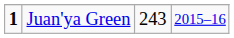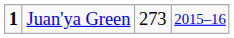(153, 19) 243 -> (153, 19) 273
